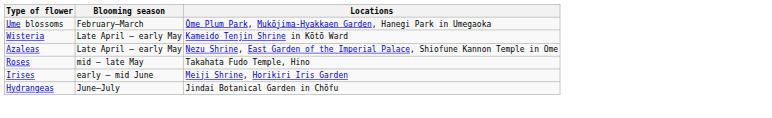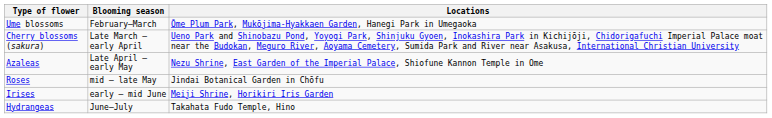+ row: (42, 41)
- row: (25, 37)
(248, 62) Takahata Fudo Temple, Hino -> (247, 81) Jindai Botanical Garden in Chōfu
(262, 88) Jindai Botanical Garden in Chōfu -> (233, 107) Takahata Fudo Temple, Hino
